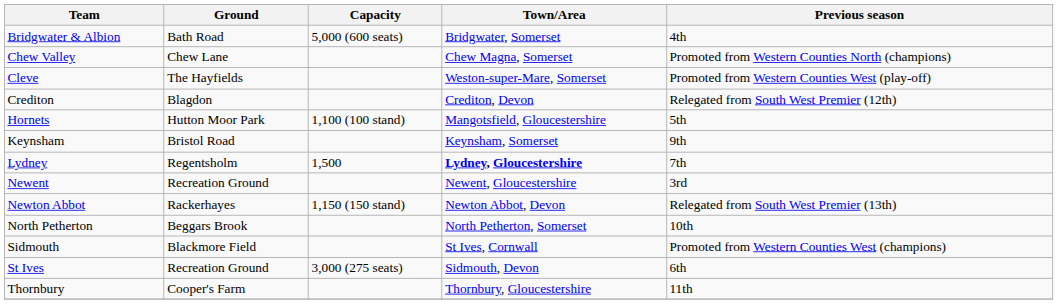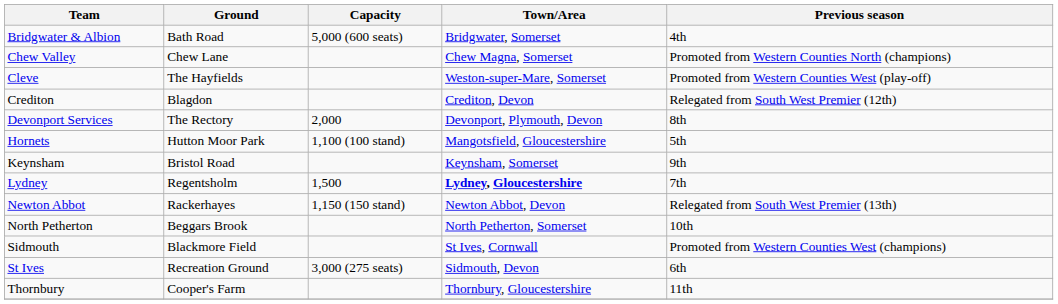+ row: (60, 120)
- row: (28, 183)
